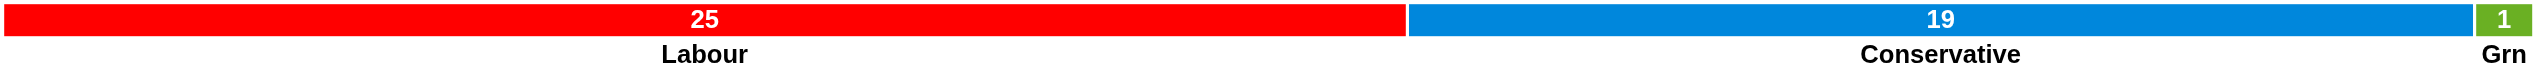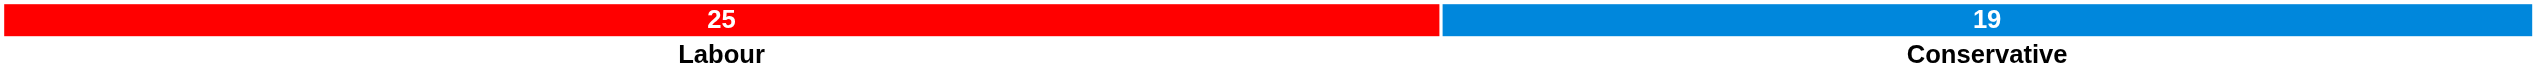- column: (2504, 19)
